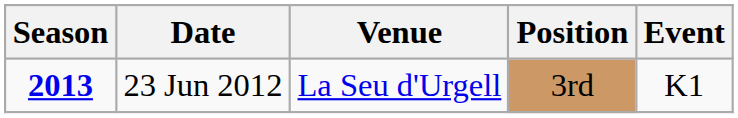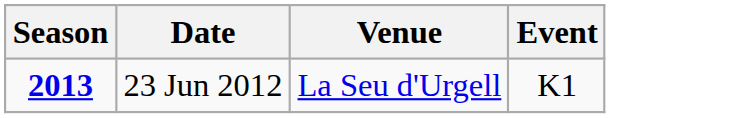- column: (572, 31)
